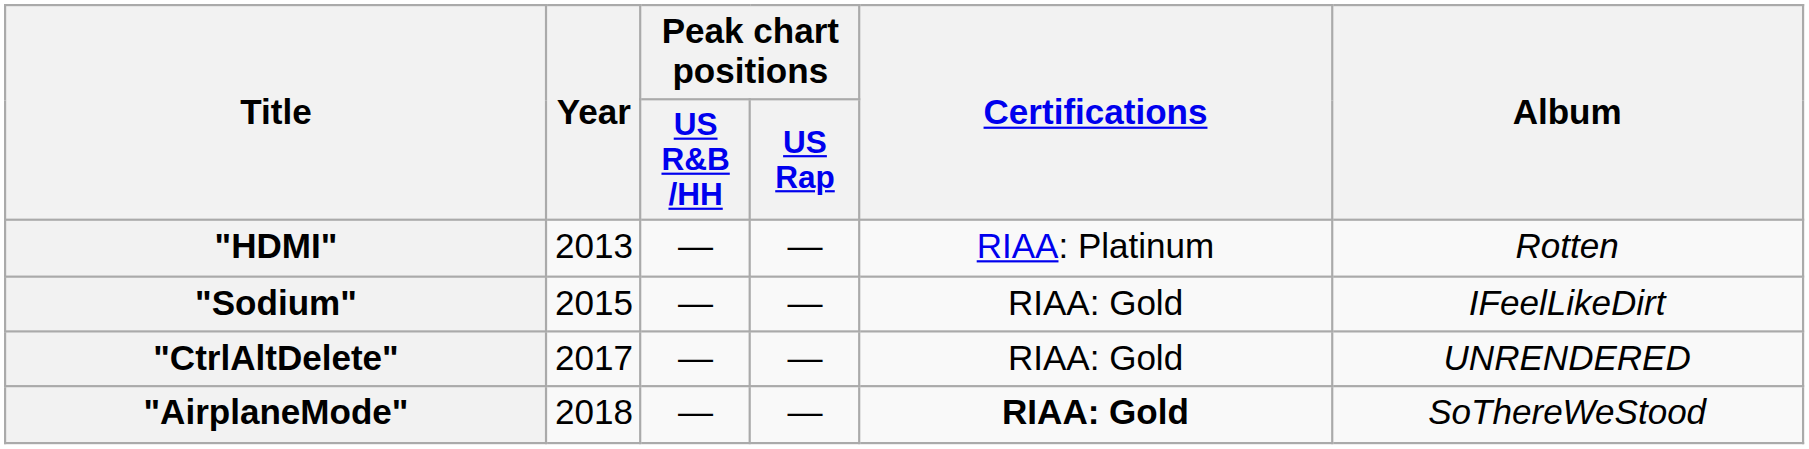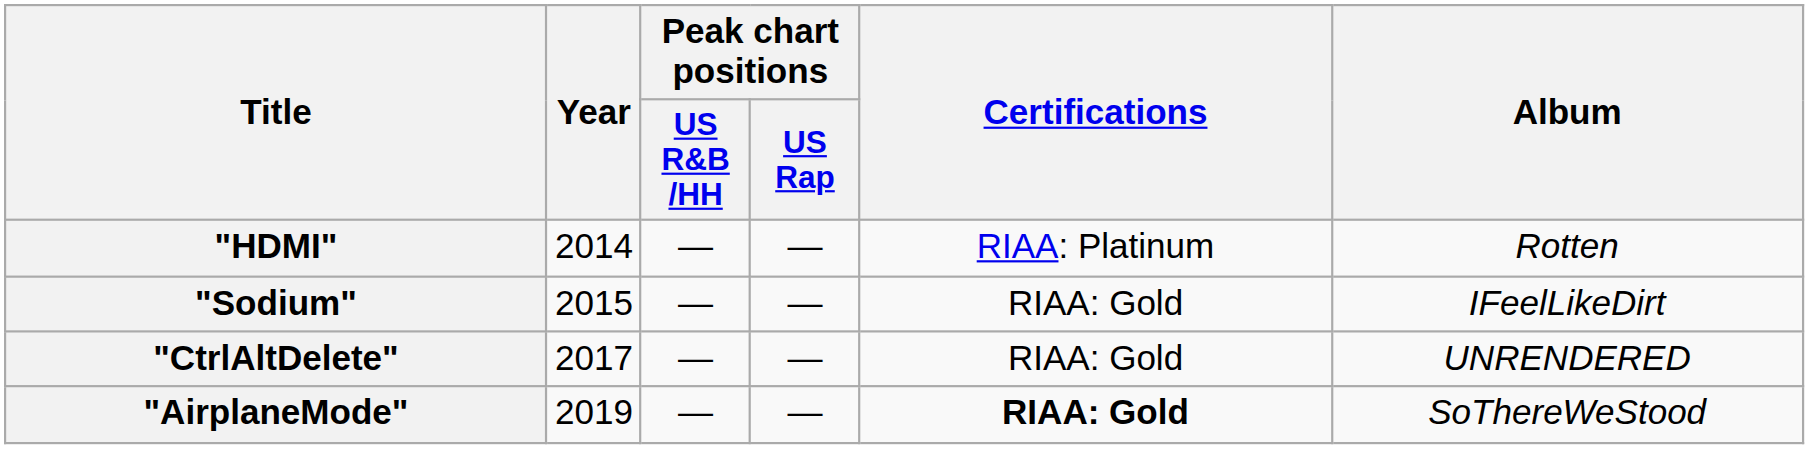(594, 247) 2013 -> (594, 247) 2014
(594, 413) 2018 -> (594, 413) 2019
